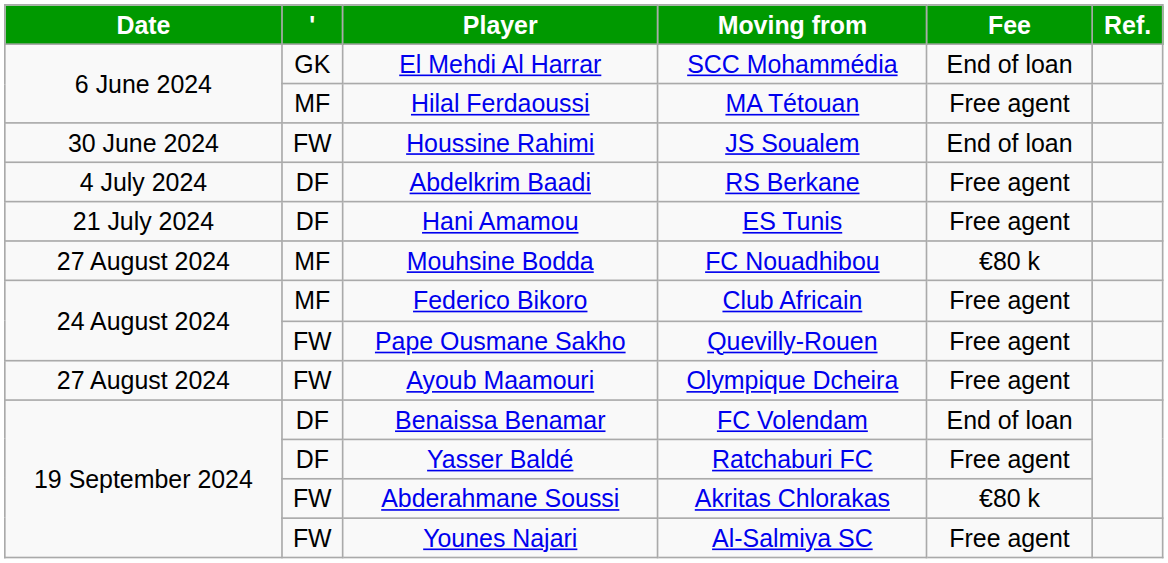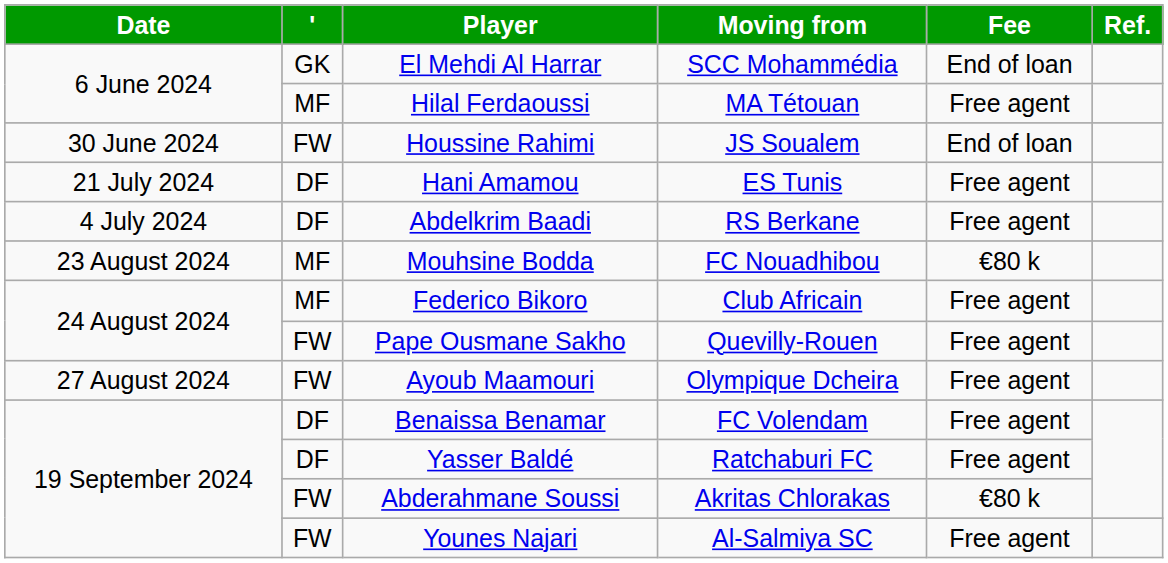rows swapped: (500, 183) <-> (500, 222)
(143, 262) 27 August 2024 -> (143, 262) 23 August 2024
(1010, 419) End of loan -> (1010, 419) Free agent
